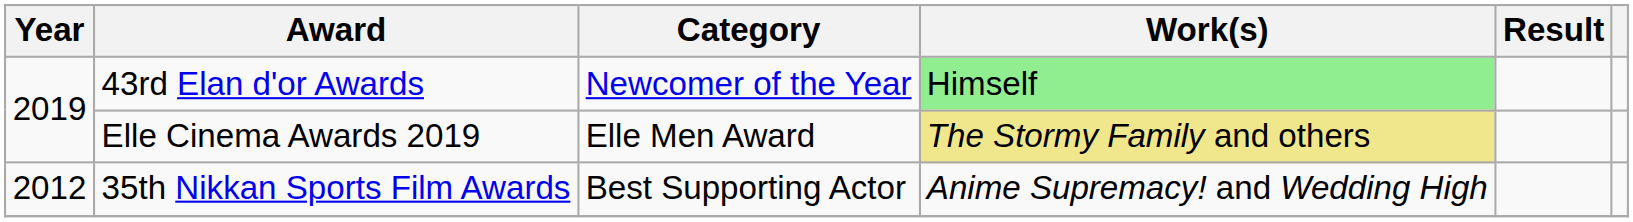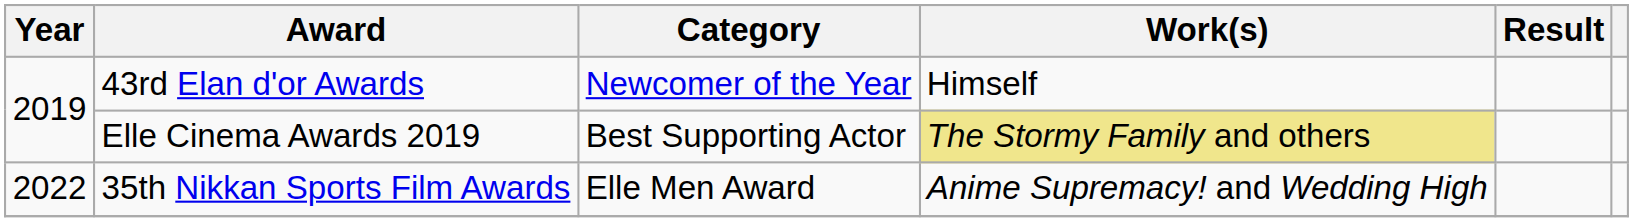(982, 83) lightgreen background -> (982, 83) no background
(700, 135) Elle Men Award -> (746, 135) Best Supporting Actor
(50, 188) 2012 -> (50, 188) 2022
(746, 188) Best Supporting Actor -> (700, 188) Elle Men Award
